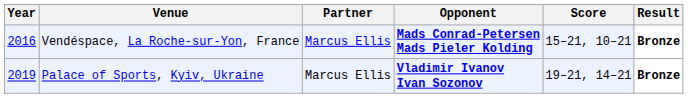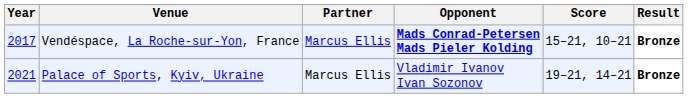(22, 41) 2016 -> (22, 41) 2017
(22, 76) 2019 -> (22, 76) 2021
(450, 76) bold -> (450, 76) normal
